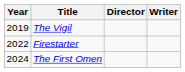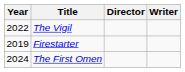(18, 28) 2019 -> (18, 28) 2022
(18, 43) 2022 -> (18, 43) 2019
